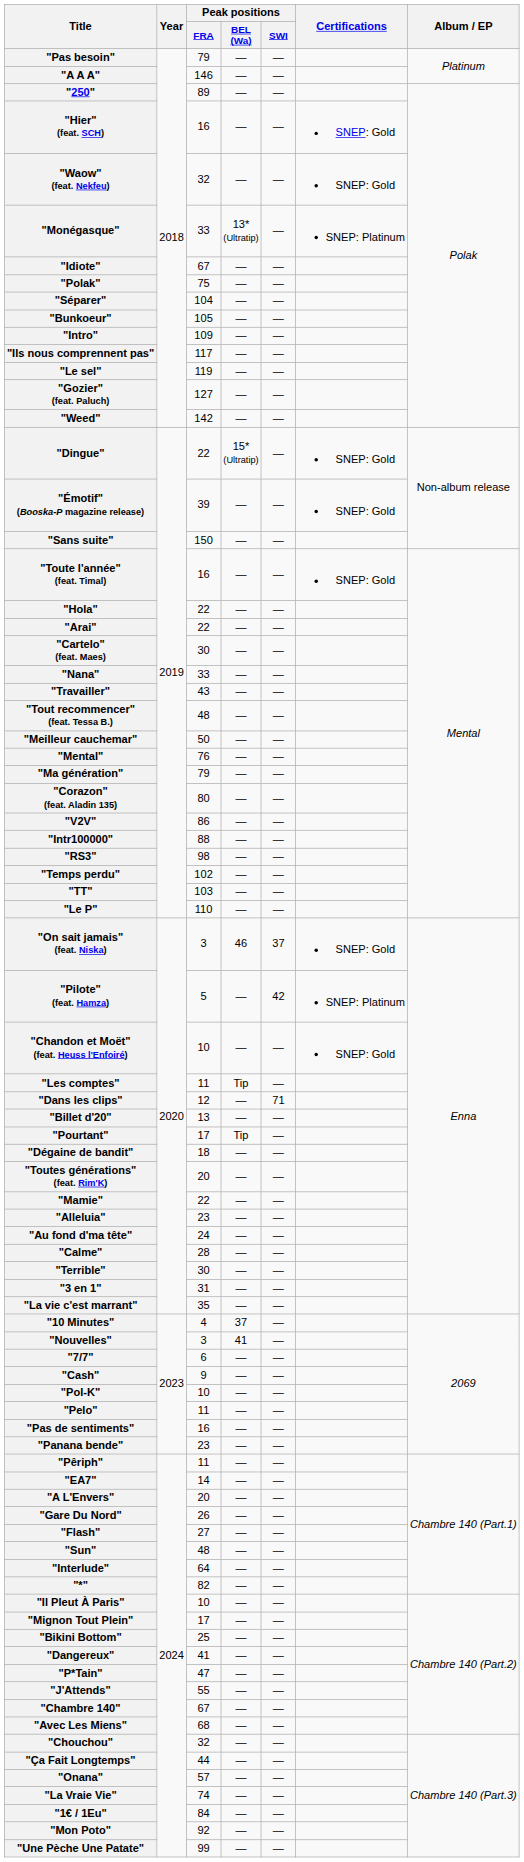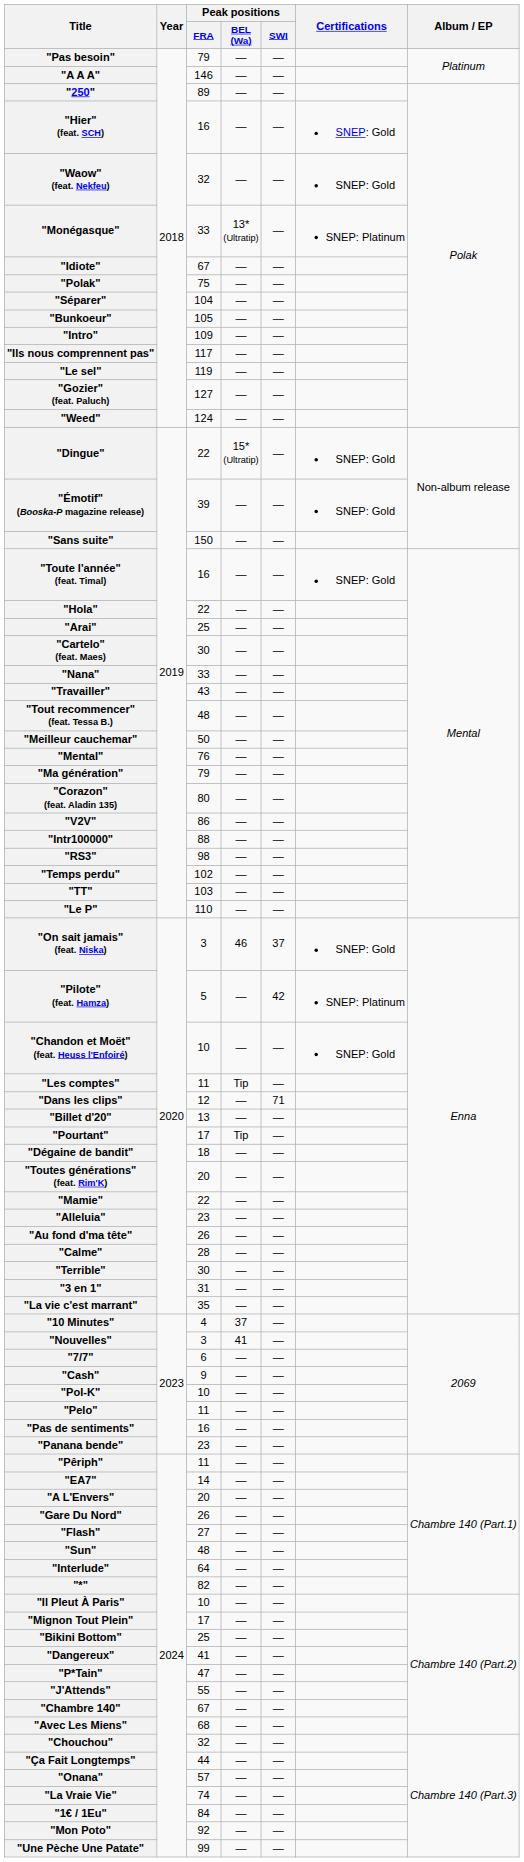(204, 418) 142 -> (204, 418) 124
(204, 627) 22 -> (204, 627) 25
(204, 1235) 24 -> (204, 1235) 26
